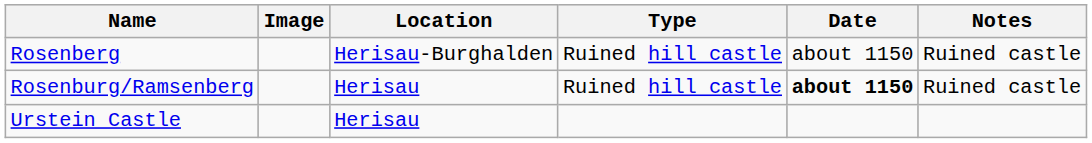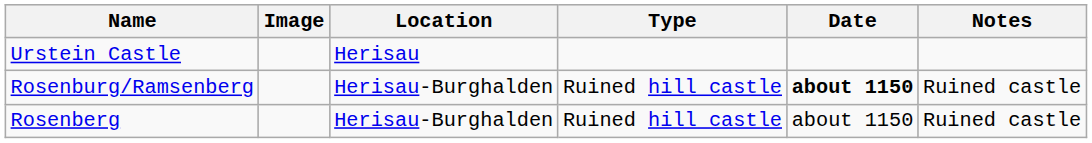rows swapped: (65, 54) <-> (96, 120)
(377, 87) Herisau -> (444, 87) Herisau-Burghalden
